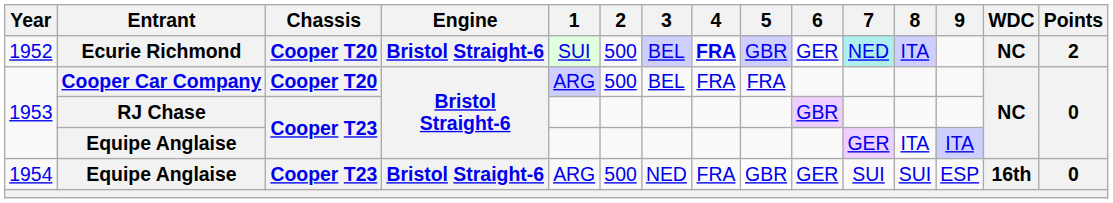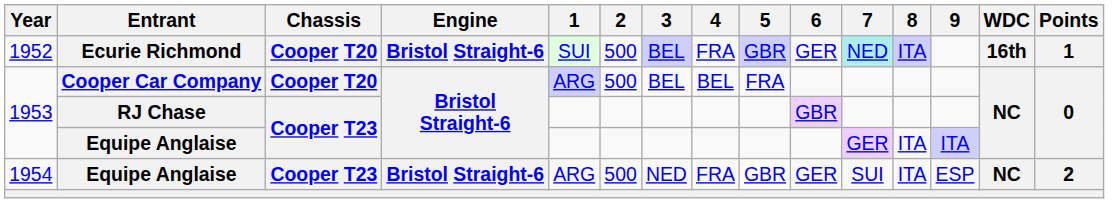(716, 51) bold -> (715, 51) normal
(1011, 51) NC -> (1007, 51) 16th
(1073, 51) 2 -> (1069, 51) 1
(716, 82) FRA -> (715, 82) BEL
(915, 174) SUI -> (912, 174) ITA
(1011, 174) 16th -> (1007, 174) NC
(1073, 174) 0 -> (1069, 174) 2
